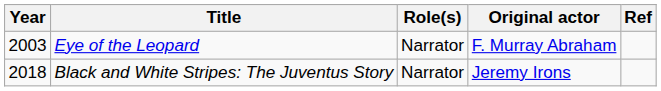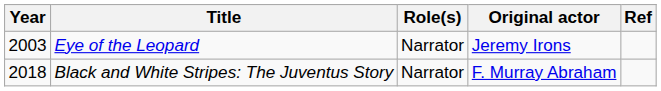(544, 45) F. Murray Abraham -> (521, 45) Jeremy Irons
(521, 72) Jeremy Irons -> (544, 72) F. Murray Abraham
